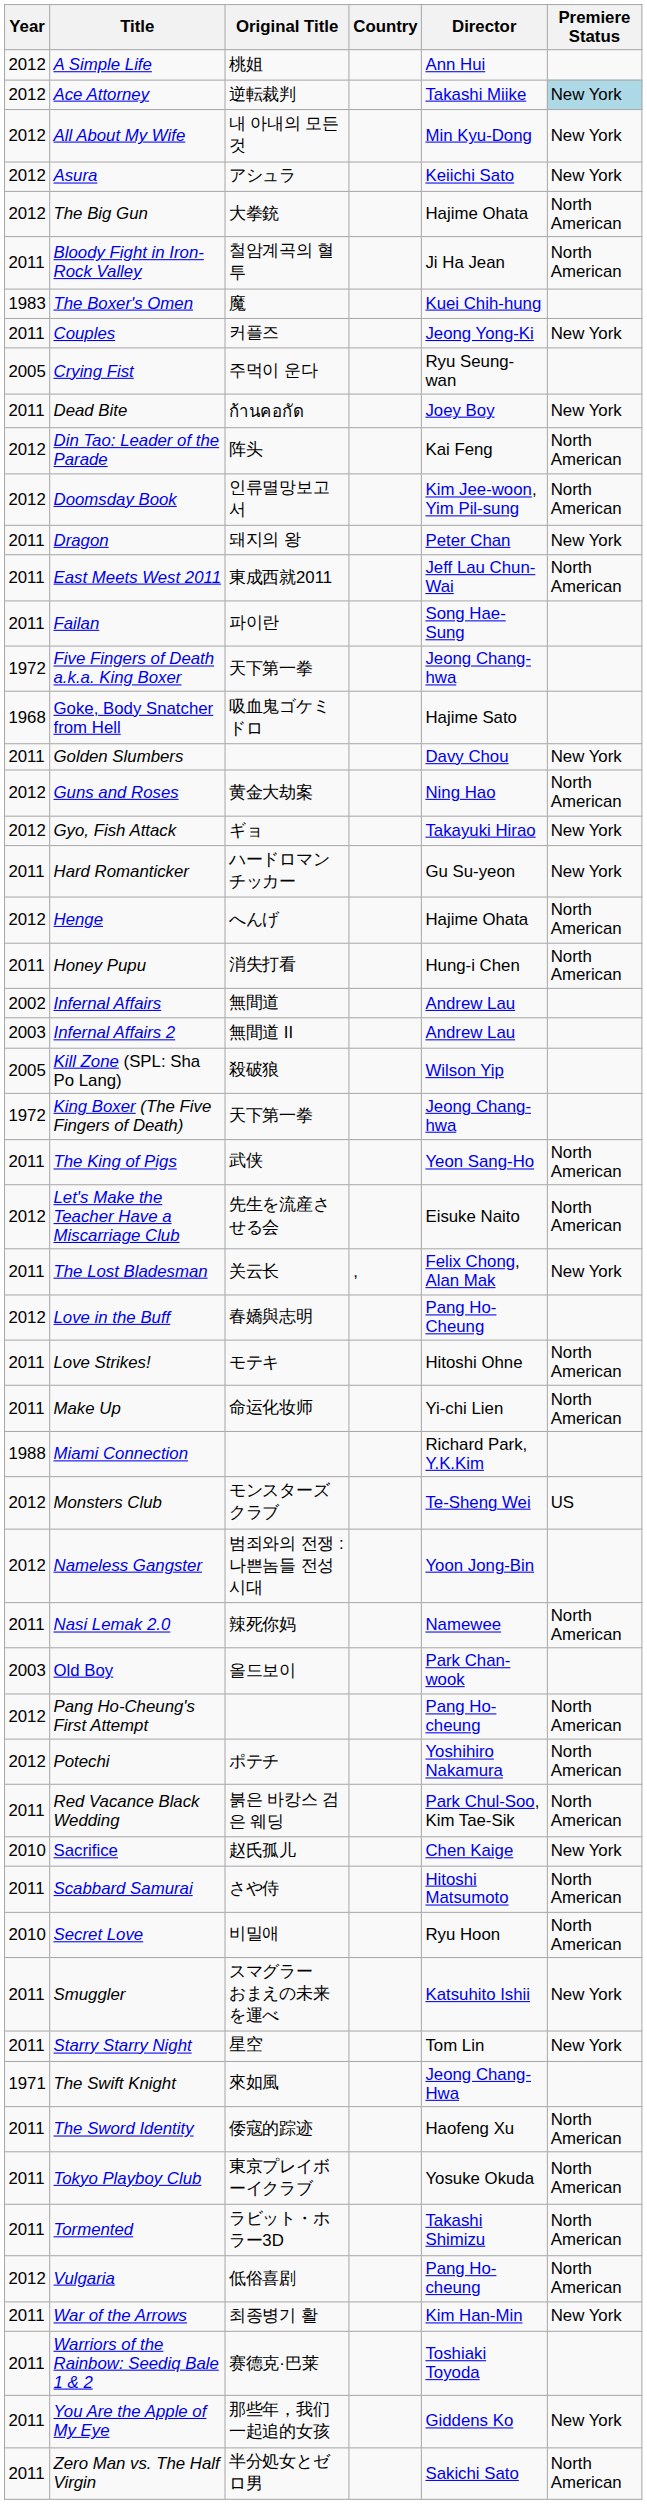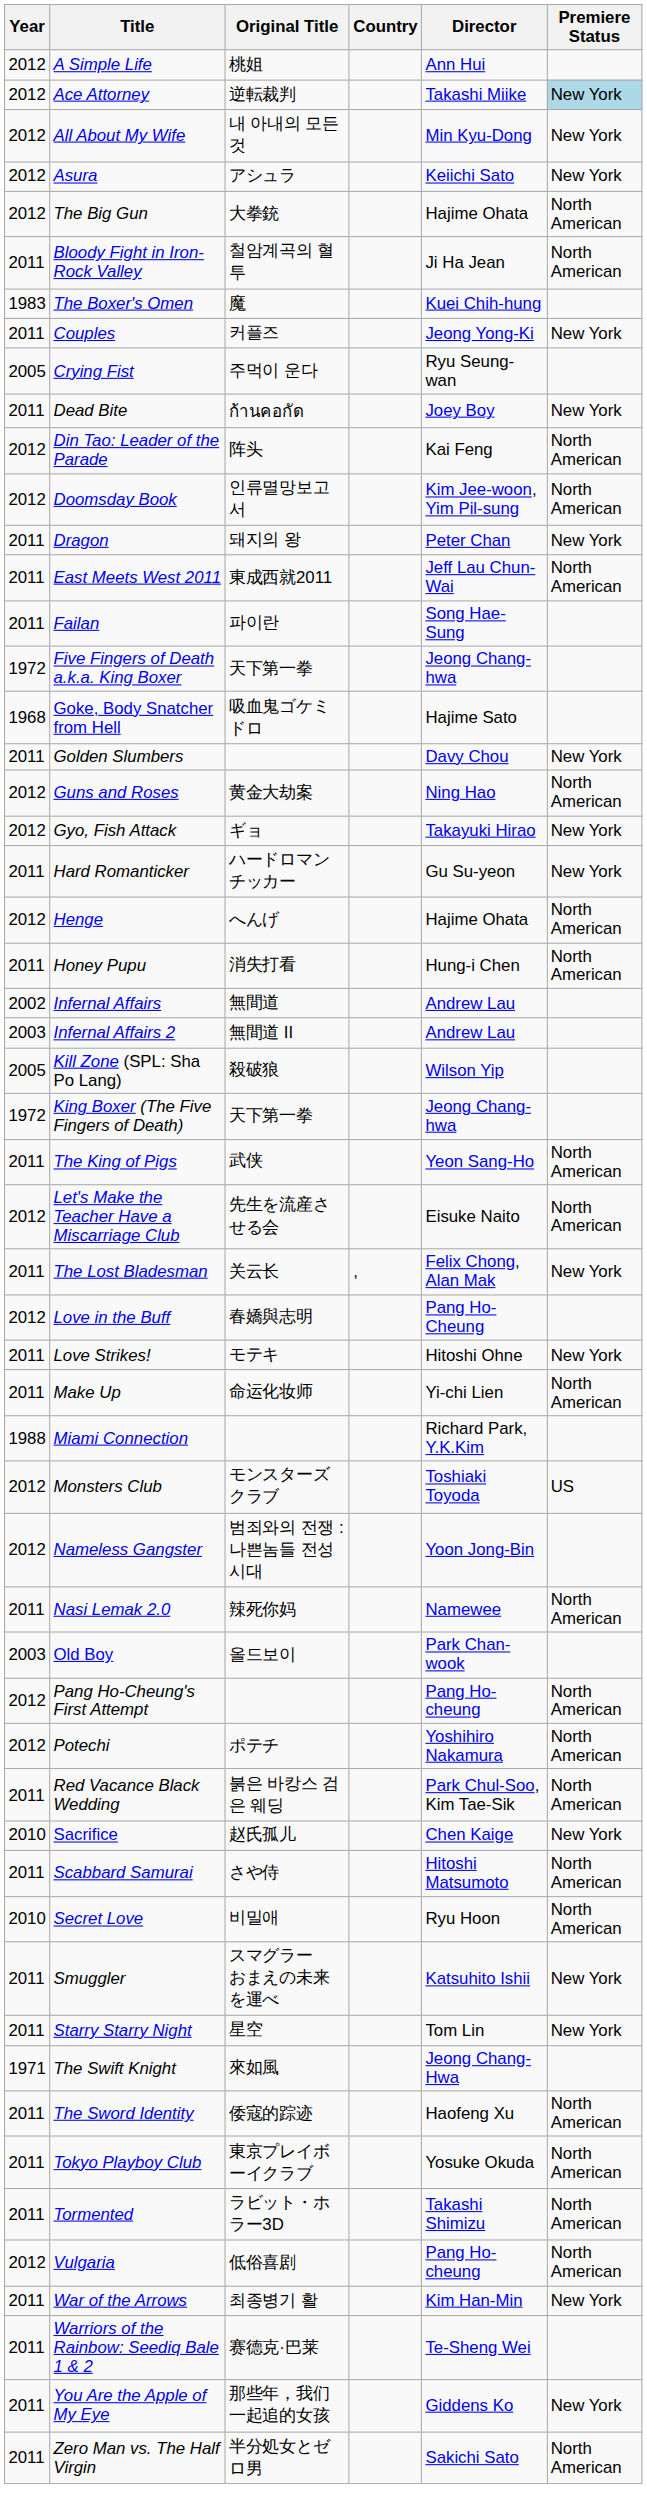(586, 1362) North American -> (586, 1354) New York
(478, 1502) Te-Sheng Wei -> (456, 1486) Toshiaki Toyoda
(456, 2363) Toshiaki Toyoda -> (478, 2347) Te-Sheng Wei
